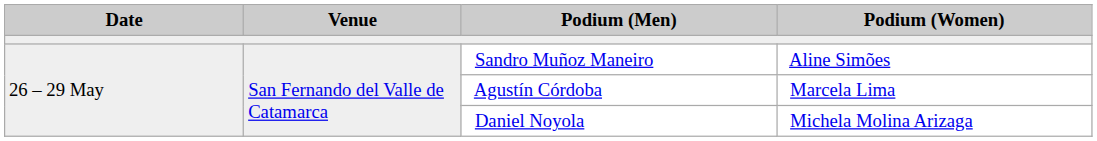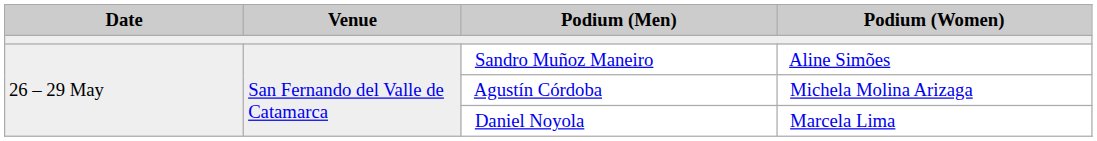(838, 90) Marcela Lima -> (877, 90) Michela Molina Arizaga
(877, 121) Michela Molina Arizaga -> (838, 121) Marcela Lima
